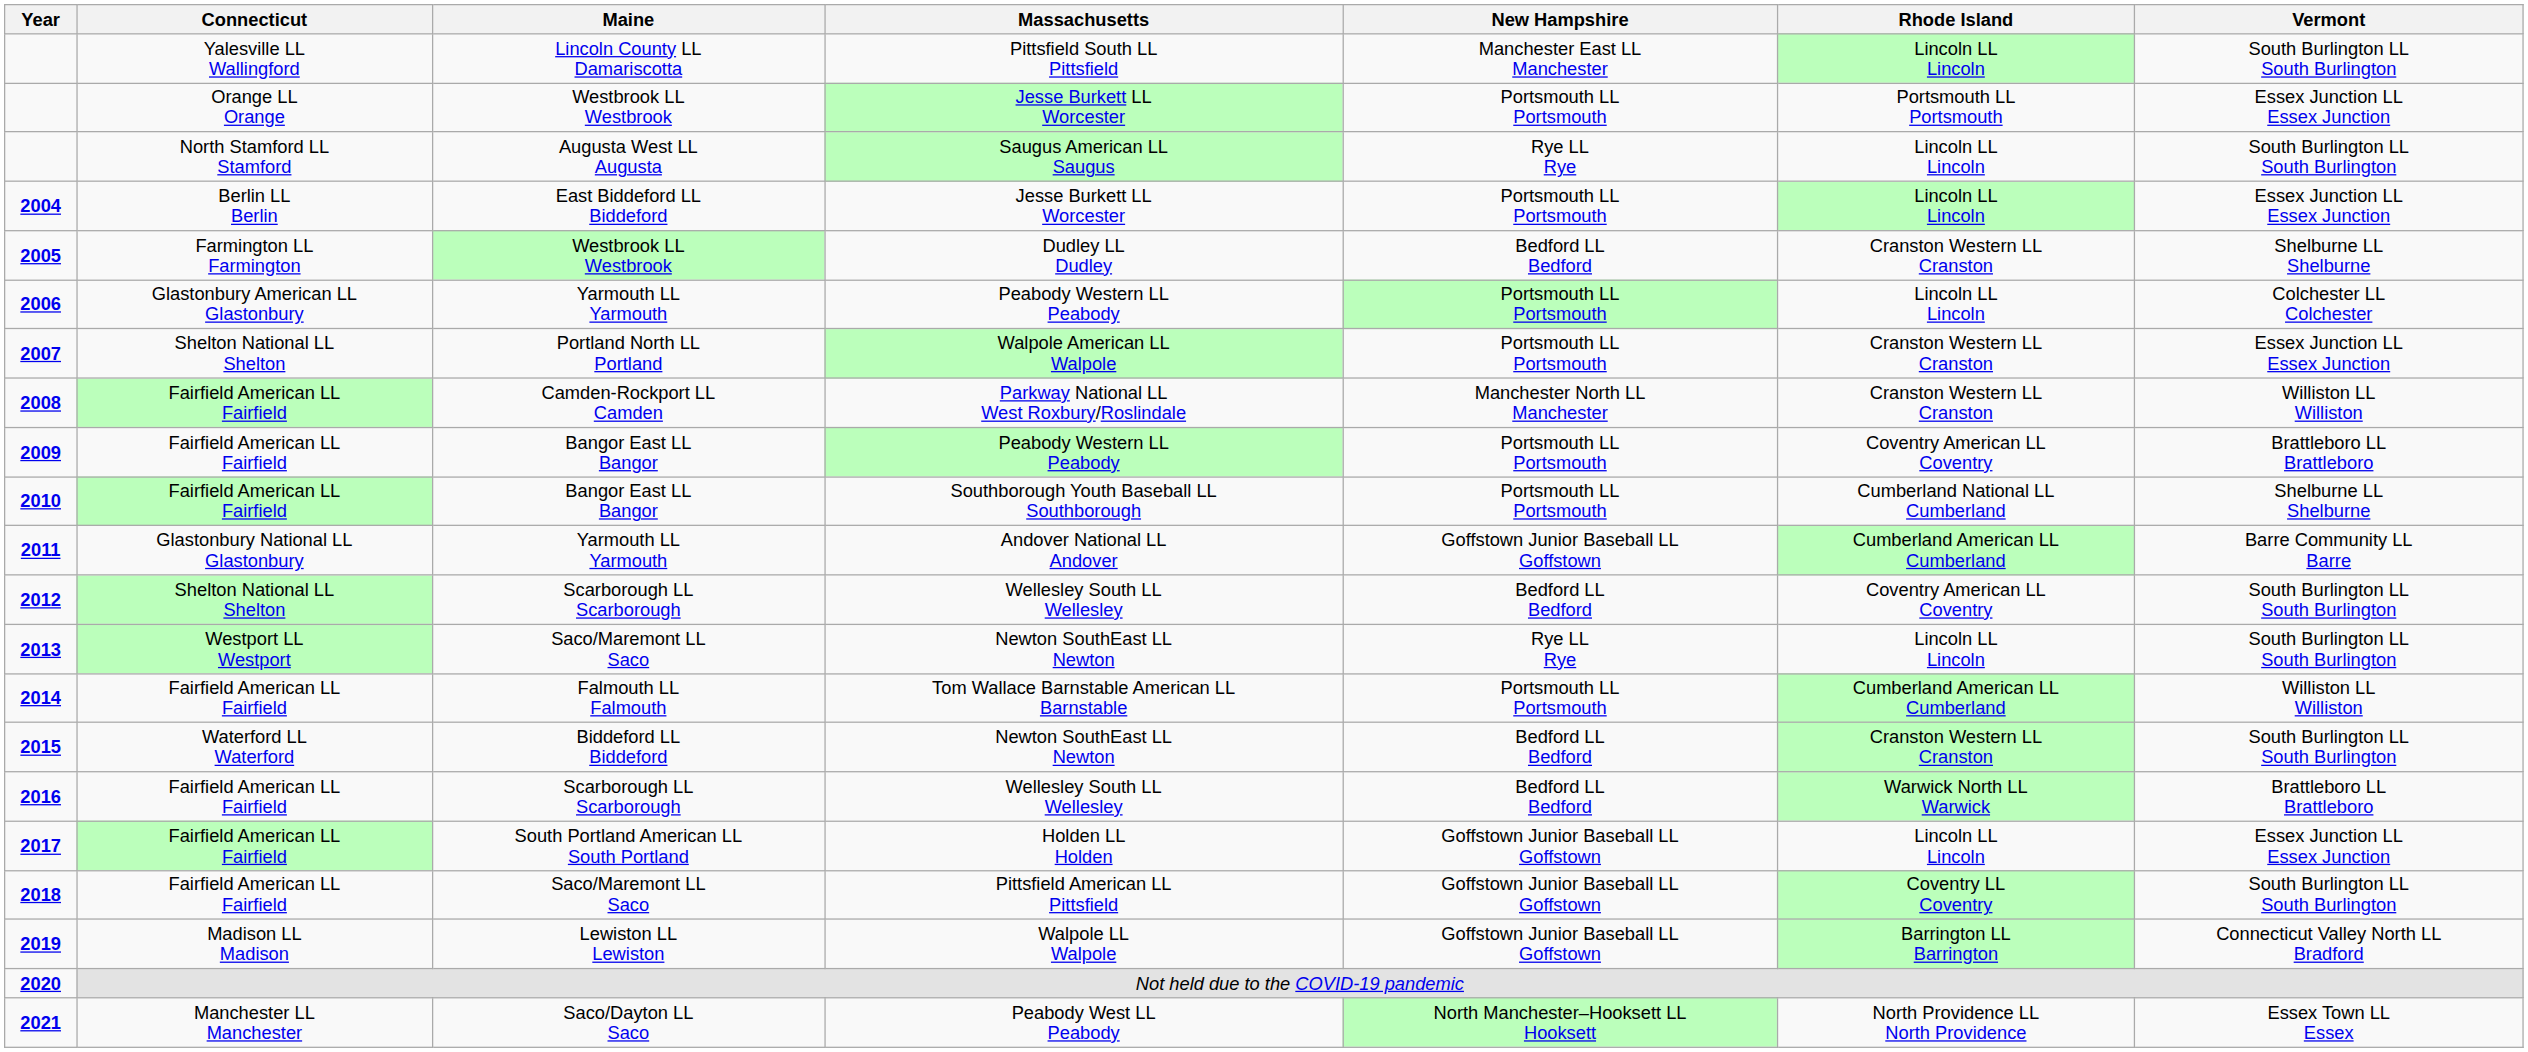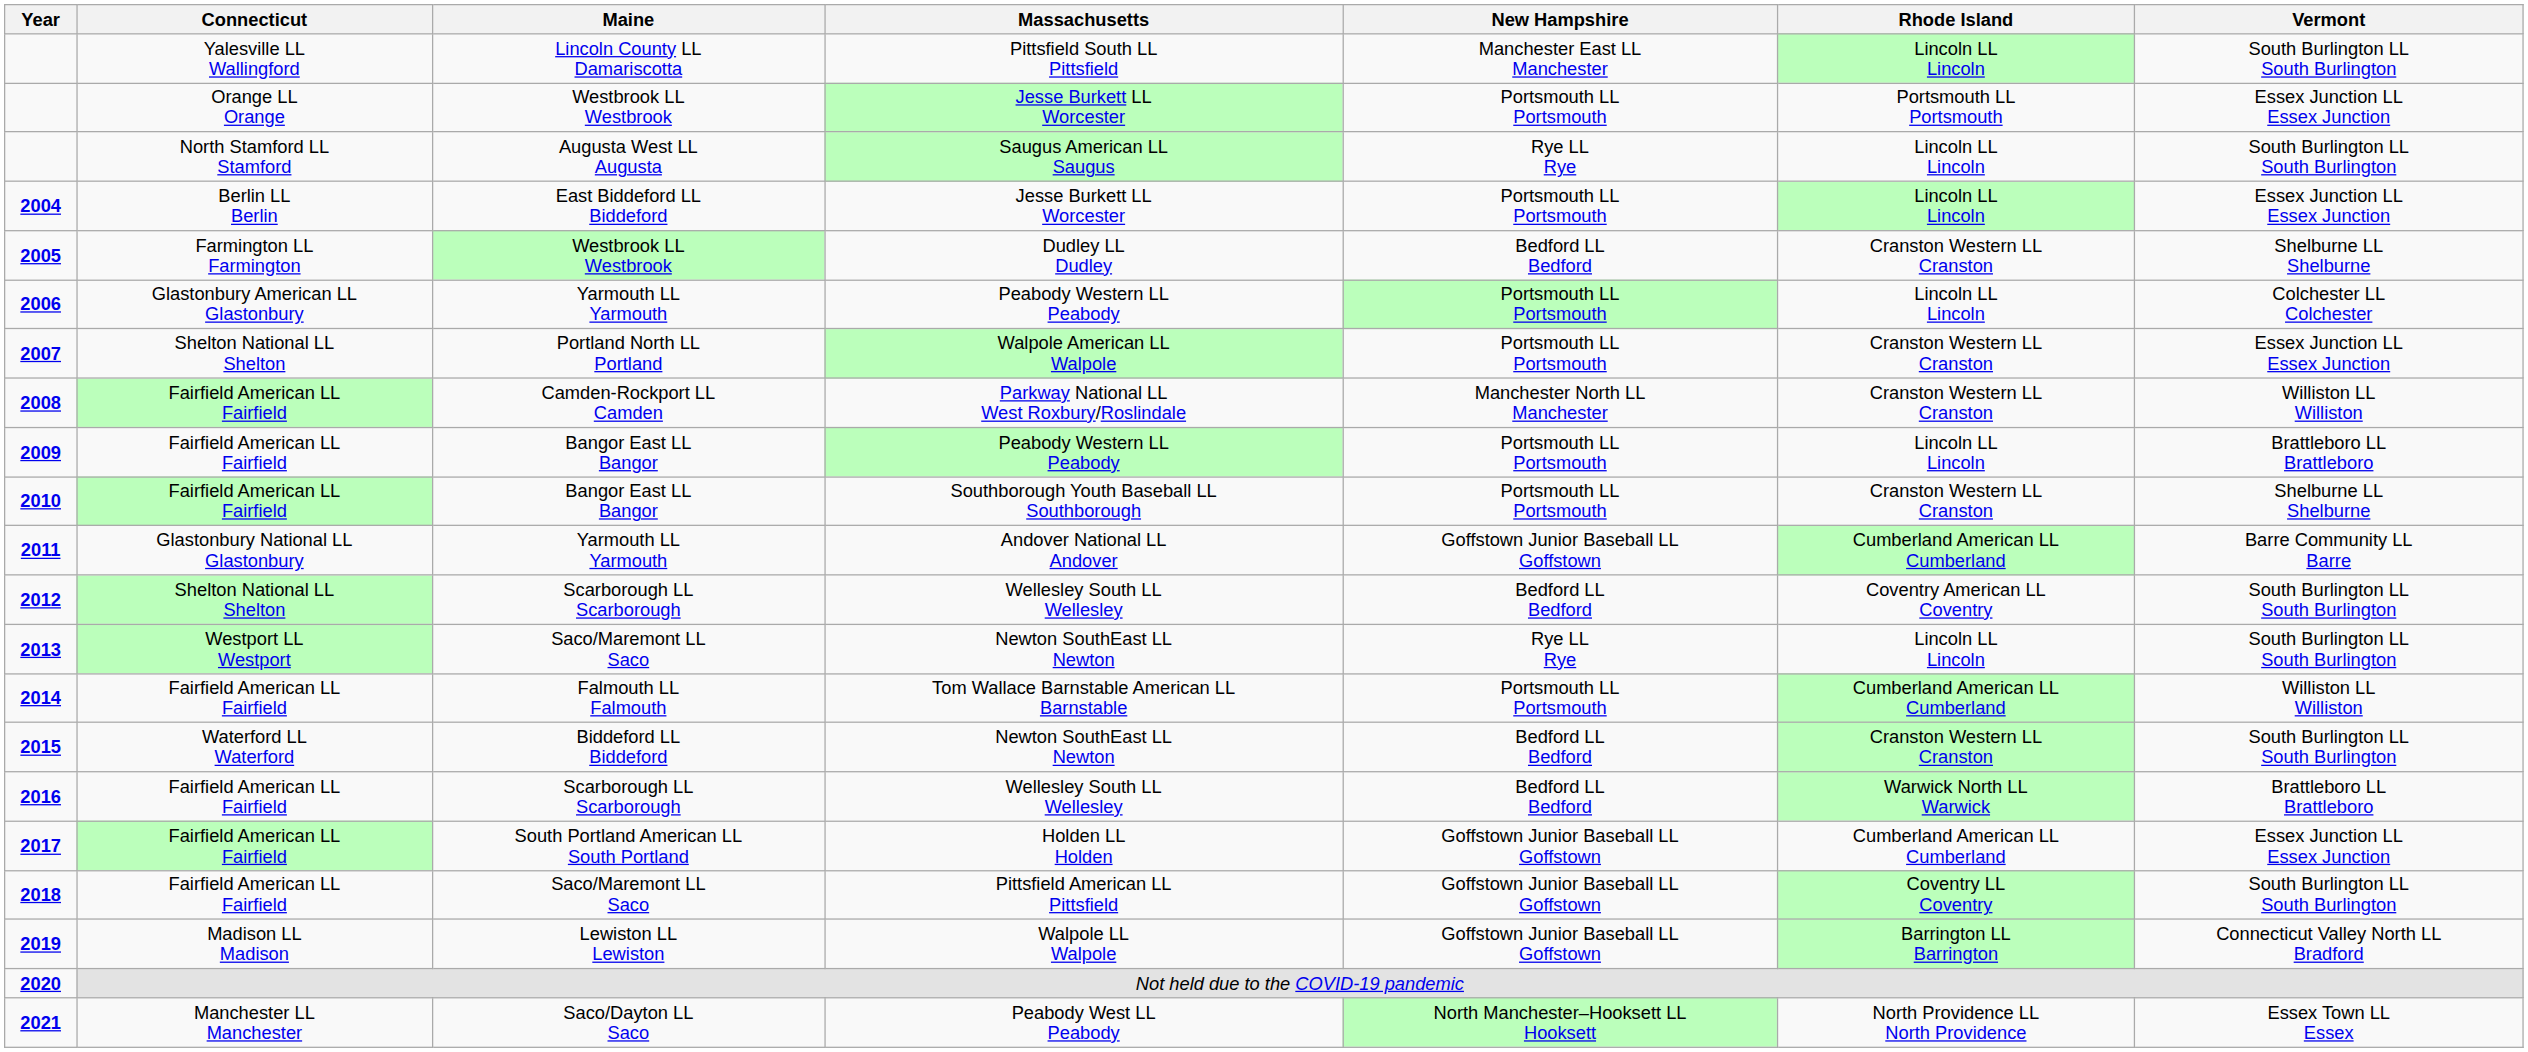(1956, 452) Coventry American LL Coventry -> (1956, 452) Lincoln LL Lincoln
(1956, 501) Cumberland National LL Cumberland -> (1956, 501) Cranston Western LL Cranston
(1956, 846) Lincoln LL Lincoln -> (1956, 846) Cumberland American LL Cumberland
